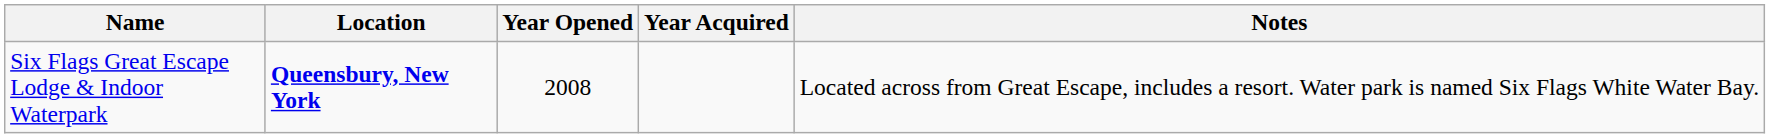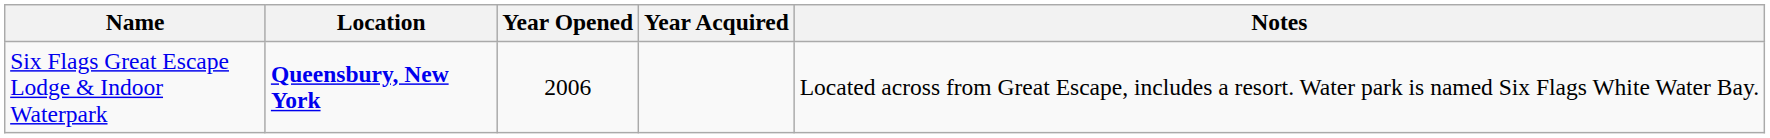(568, 86) 2008 -> (568, 86) 2006
